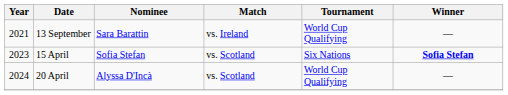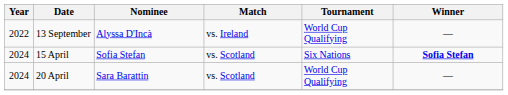(19, 33) 2021 -> (19, 33) 2022
(122, 33) Sara Barattin -> (124, 33) Alyssa D'Incà
(19, 54) 2023 -> (19, 54) 2024
(124, 76) Alyssa D'Incà -> (122, 76) Sara Barattin
